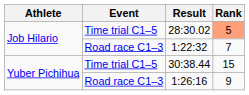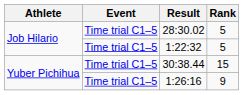(229, 30) lightsalmon background -> (223, 30) no background
(124, 47) Road race C1–3 -> (121, 47) Time trial C1–5
(229, 47) 7 -> (223, 47) 5
(124, 82) Road race C1–3 -> (121, 82) Time trial C1–5
